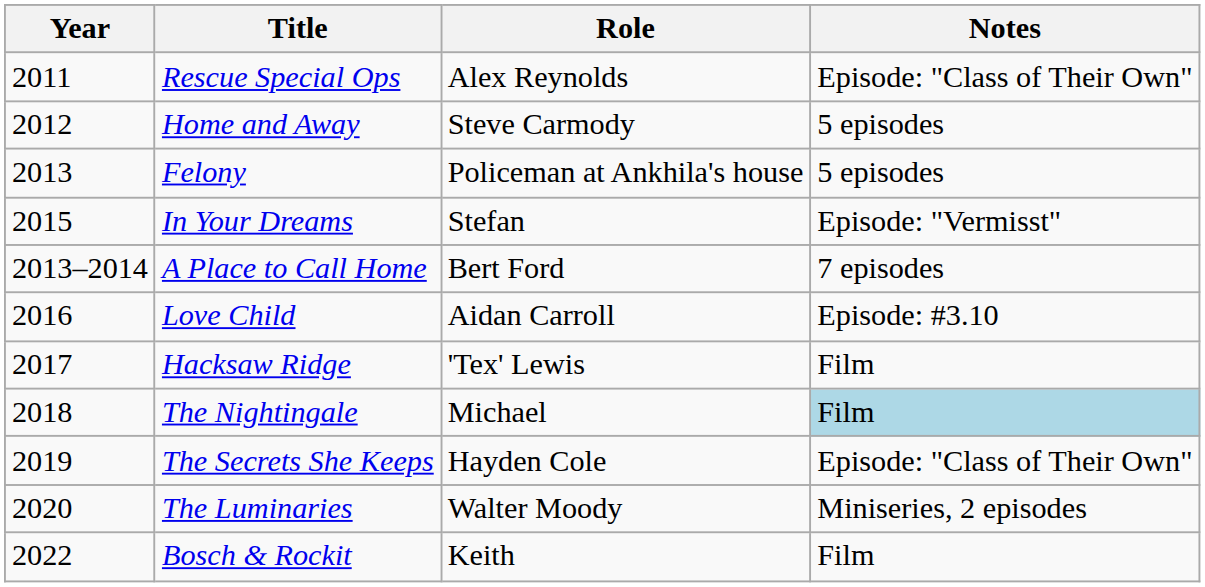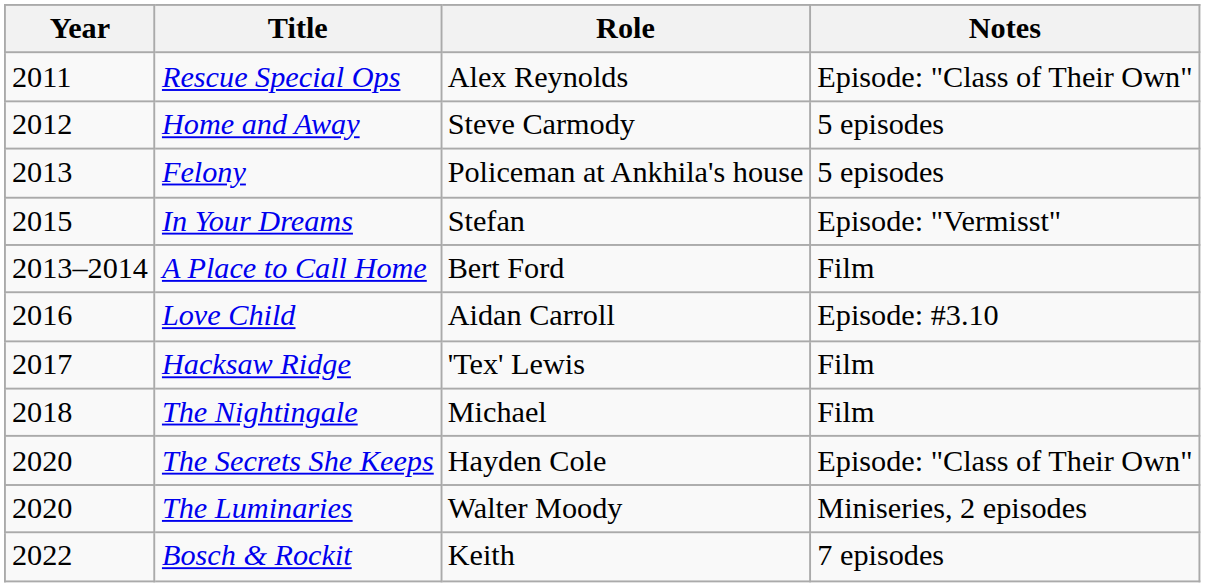(881, 268) 7 episodes -> (846, 268) Film
(846, 412) lightblue background -> (846, 412) no background
(42, 460) 2019 -> (42, 460) 2020
(846, 556) Film -> (881, 556) 7 episodes
